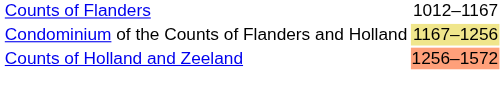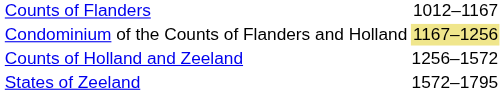(455, 58) lightsalmon background -> (455, 58) no background
+ row: (73, 82)
